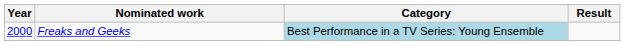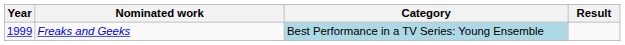(20, 31) 2000 -> (20, 31) 1999
